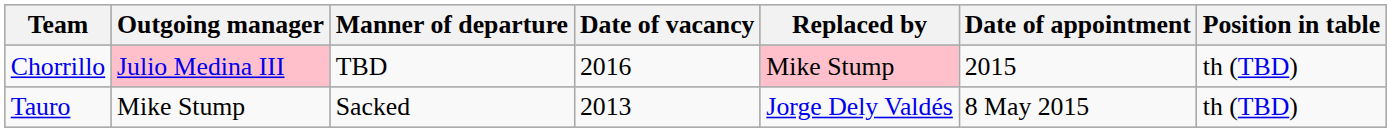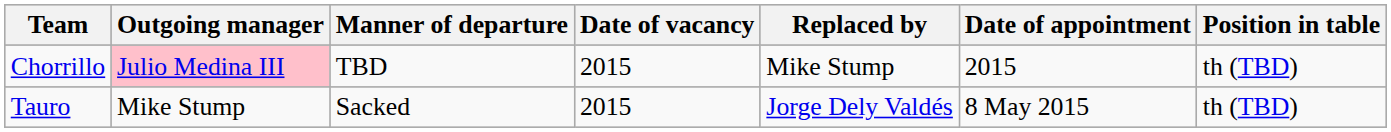(606, 65) 2016 -> (606, 65) 2015
(830, 65) pink background -> (830, 65) no background
(606, 106) 2013 -> (606, 106) 2015
